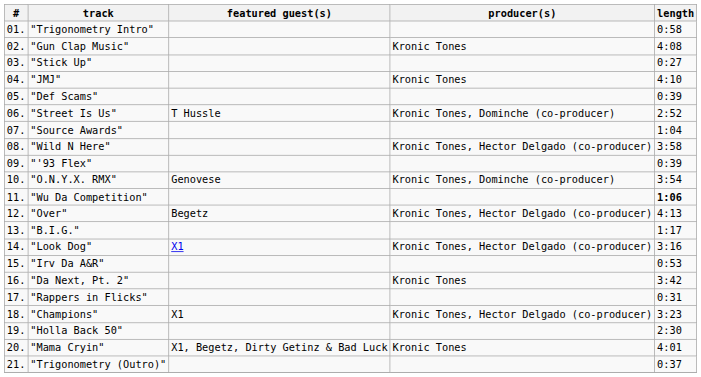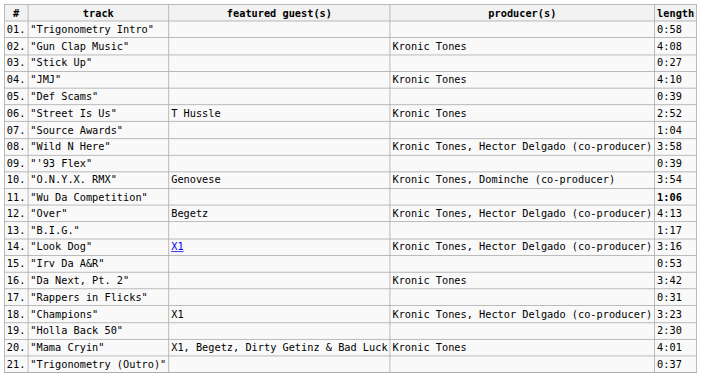(504, 113) Kronic Tones, Dominche (co-producer) -> (430, 113) Kronic Tones
